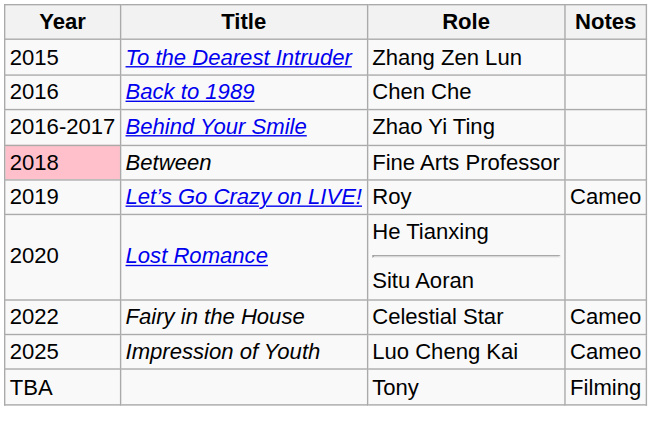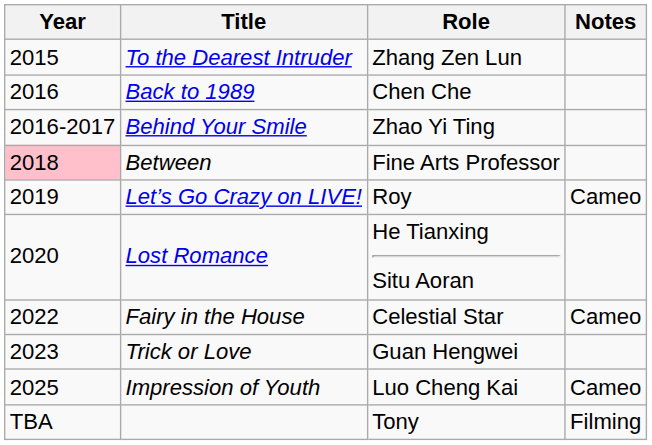+ row: (189, 351)
